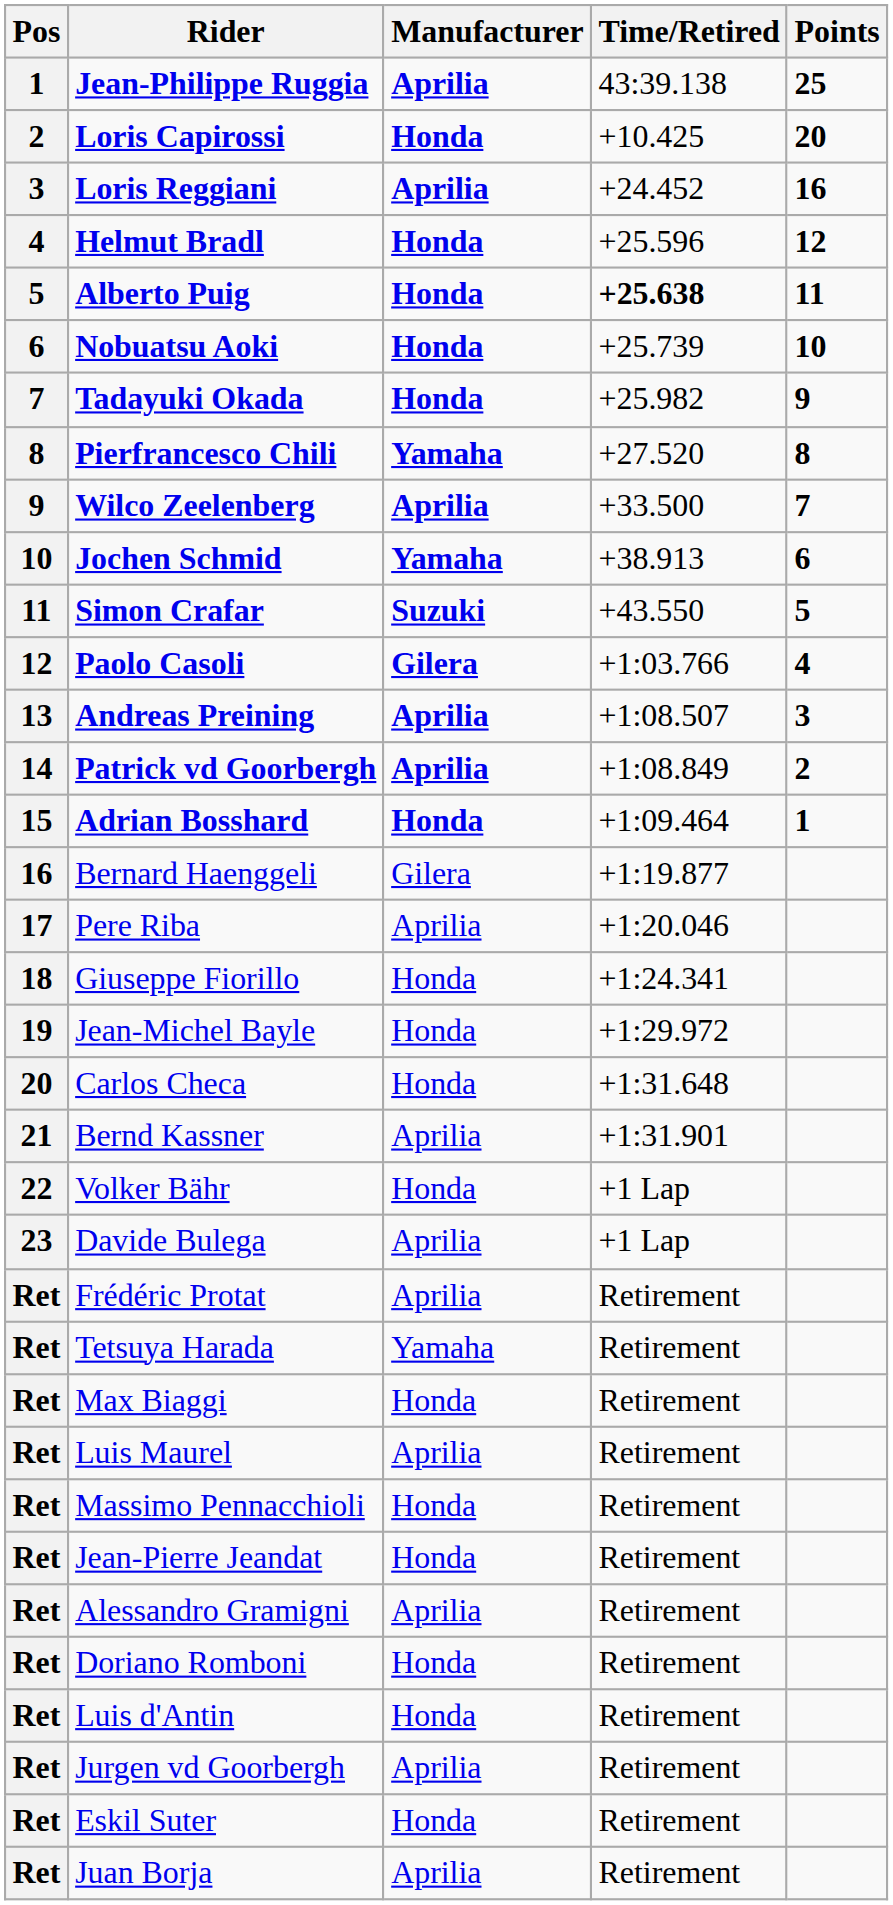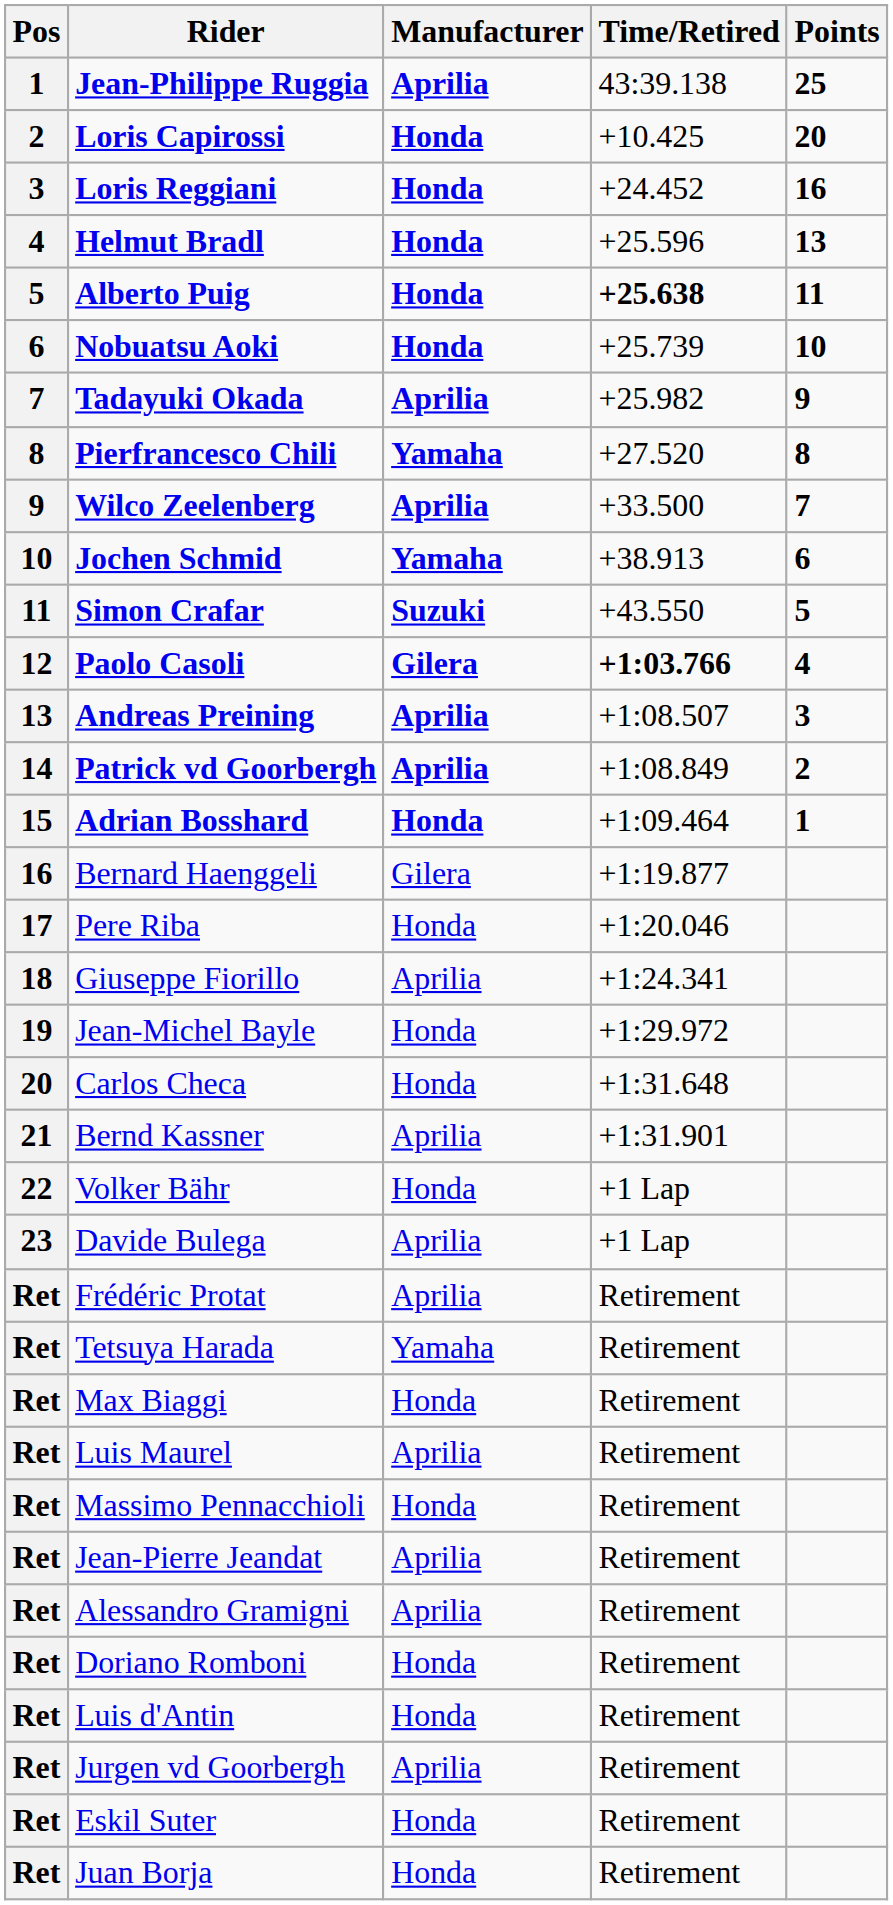(440, 188) Aprilia -> (437, 188) Honda
(811, 241) 12 -> (811, 241) 13
(437, 399) Honda -> (440, 399) Aprilia
(664, 662) normal -> (665, 662) bold
(436, 925) Aprilia -> (434, 925) Honda
(434, 978) Honda -> (436, 978) Aprilia
(434, 1557) Honda -> (436, 1557) Aprilia
(436, 1873) Aprilia -> (434, 1873) Honda
